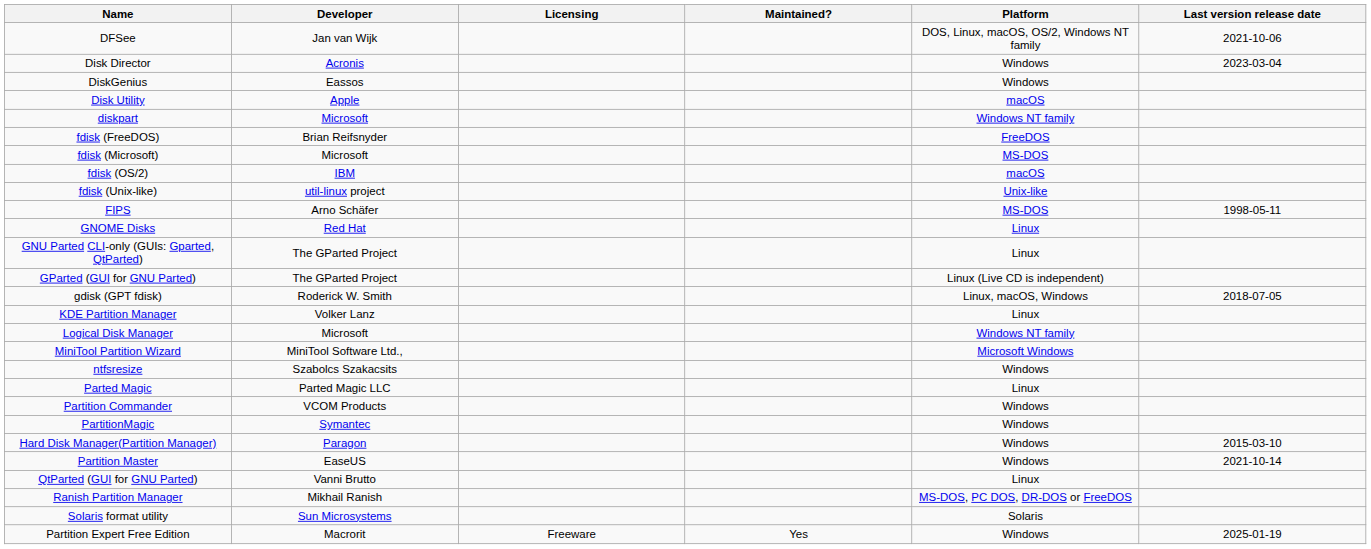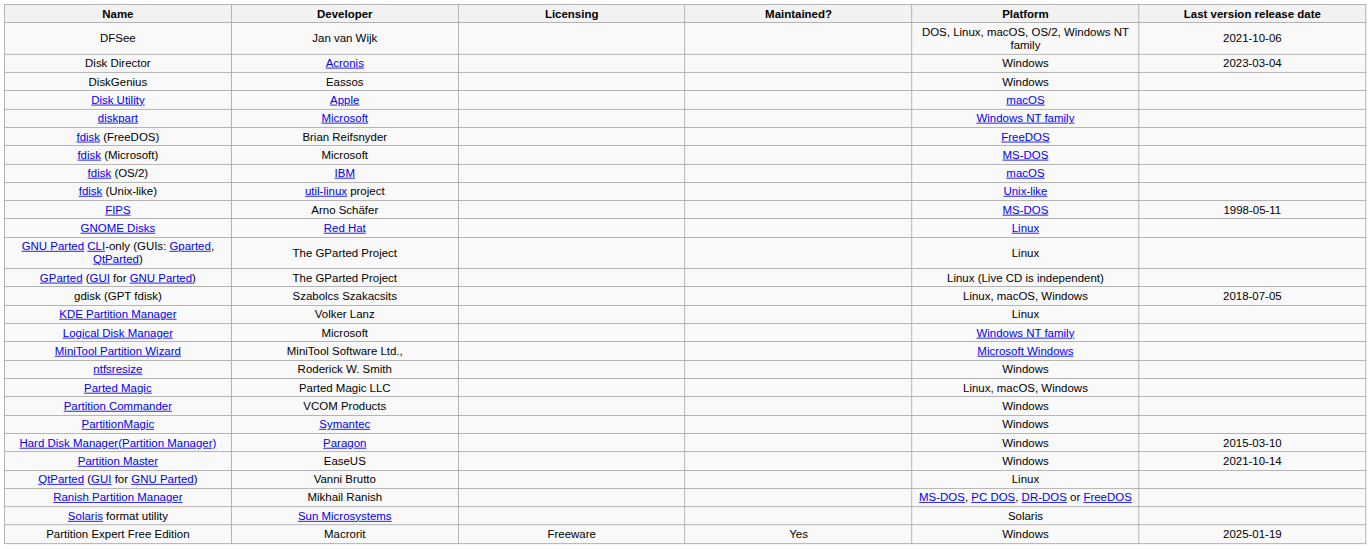(345, 296) Roderick W. Smith -> (345, 296) Szabolcs Szakacsits
(345, 370) Szabolcs Szakacsits -> (345, 370) Roderick W. Smith
(1025, 388) Linux -> (1025, 388) Linux, macOS, Windows
